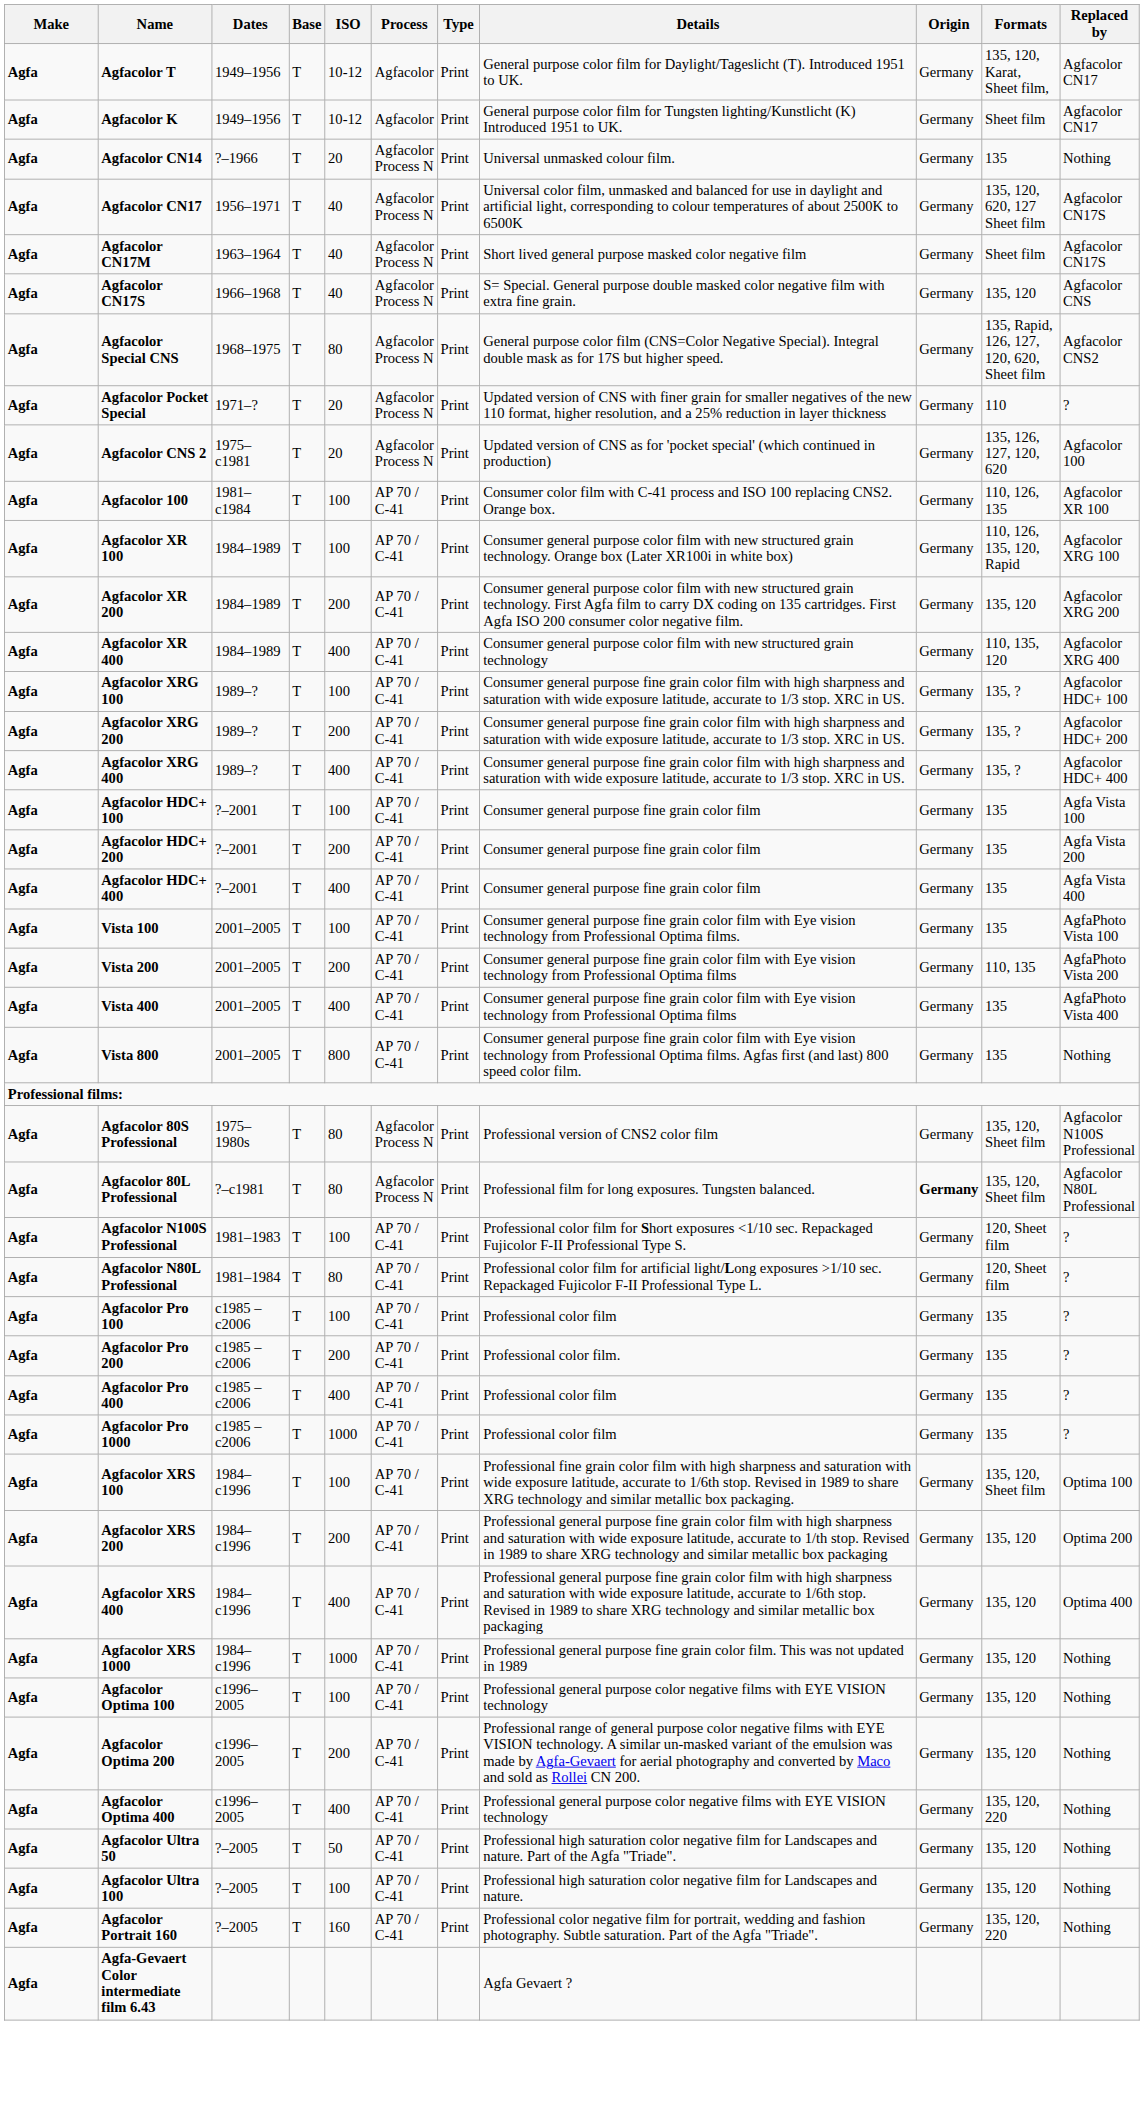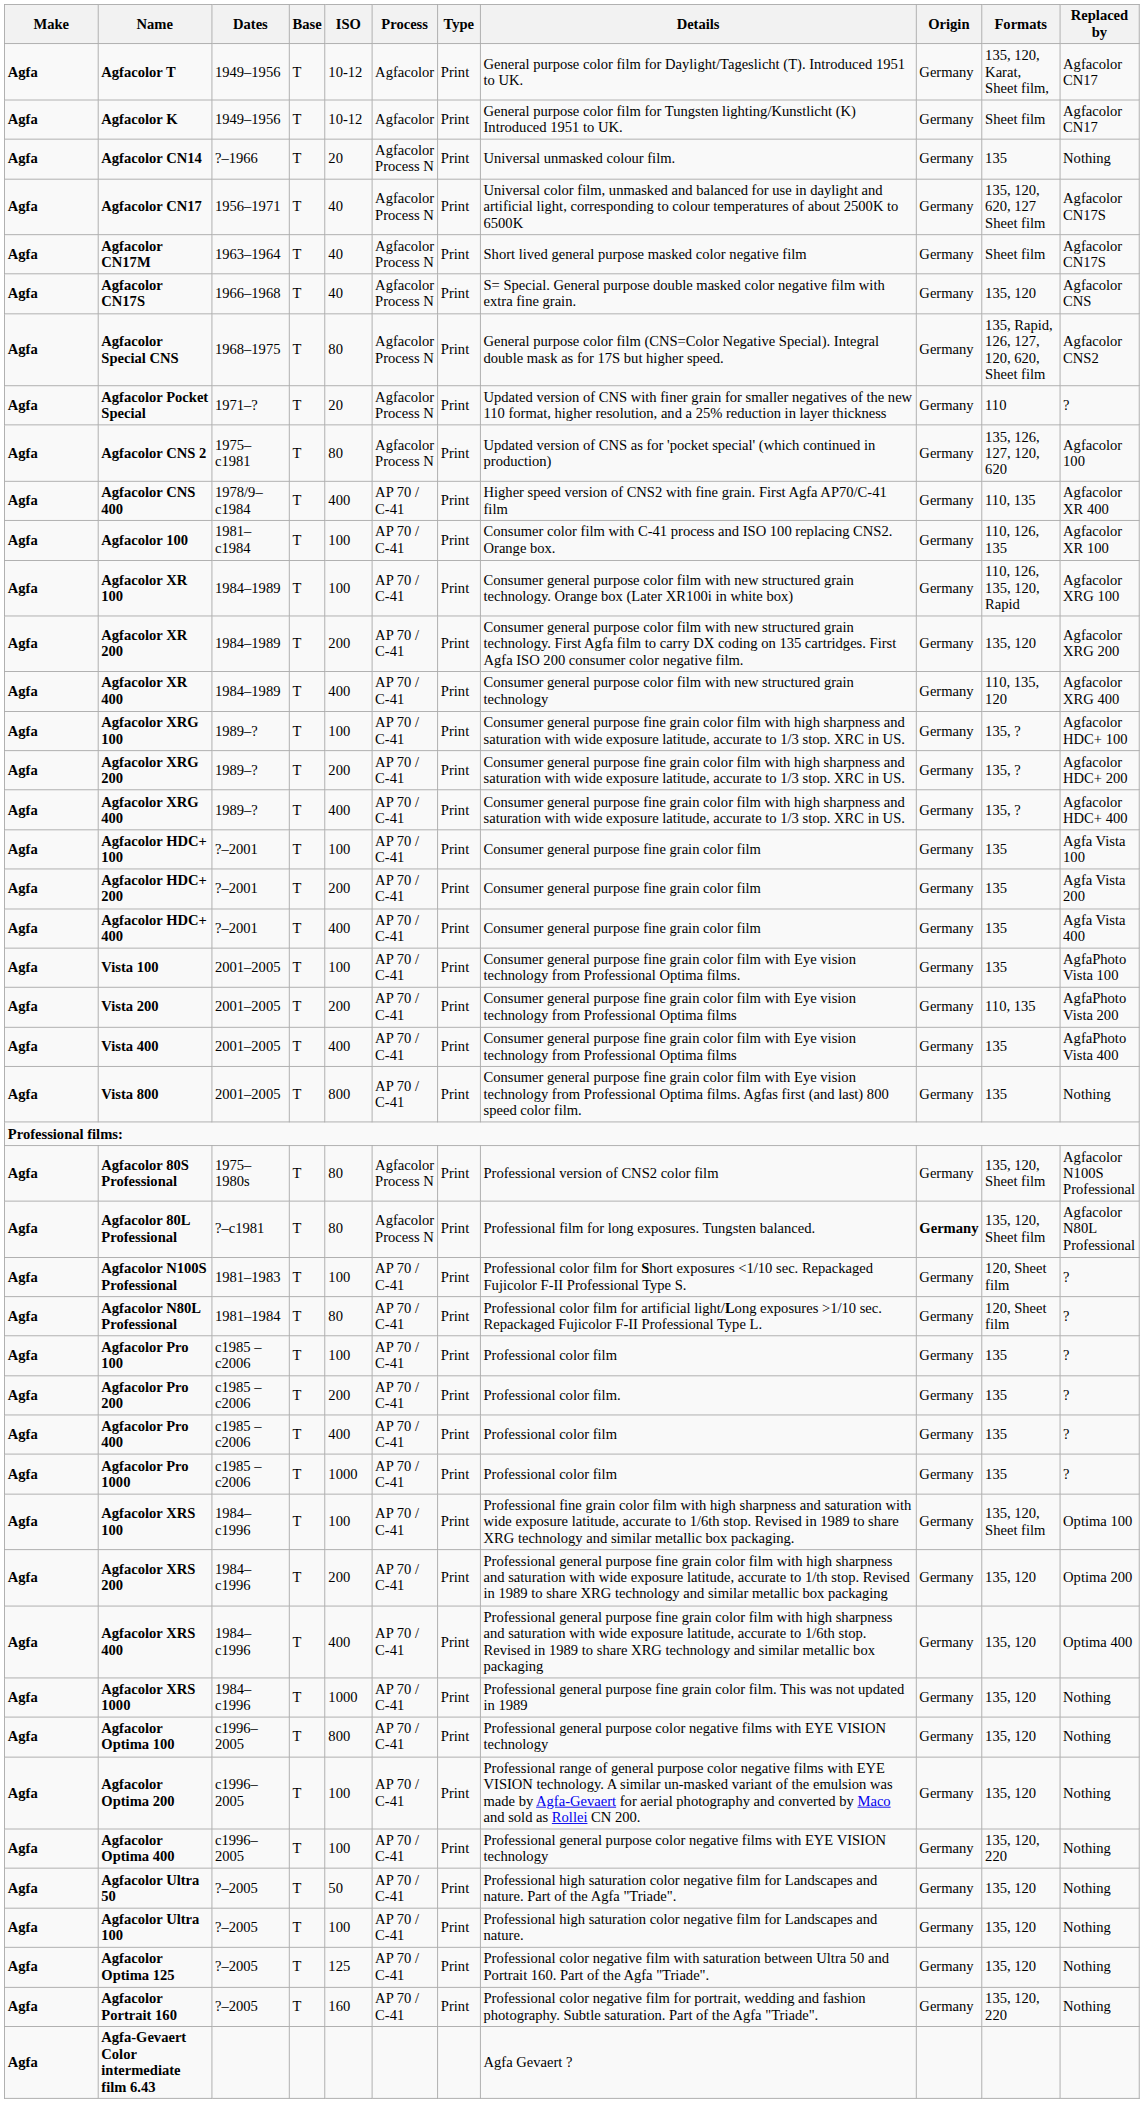(335, 453) 20 -> (336, 453) 80
+ row: (148, 500)
(339, 1697) 100 -> (339, 1737) 800
(339, 1753) 200 -> (339, 1792) 100
(339, 1809) 400 -> (339, 1848) 100
+ row: (138, 1967)
